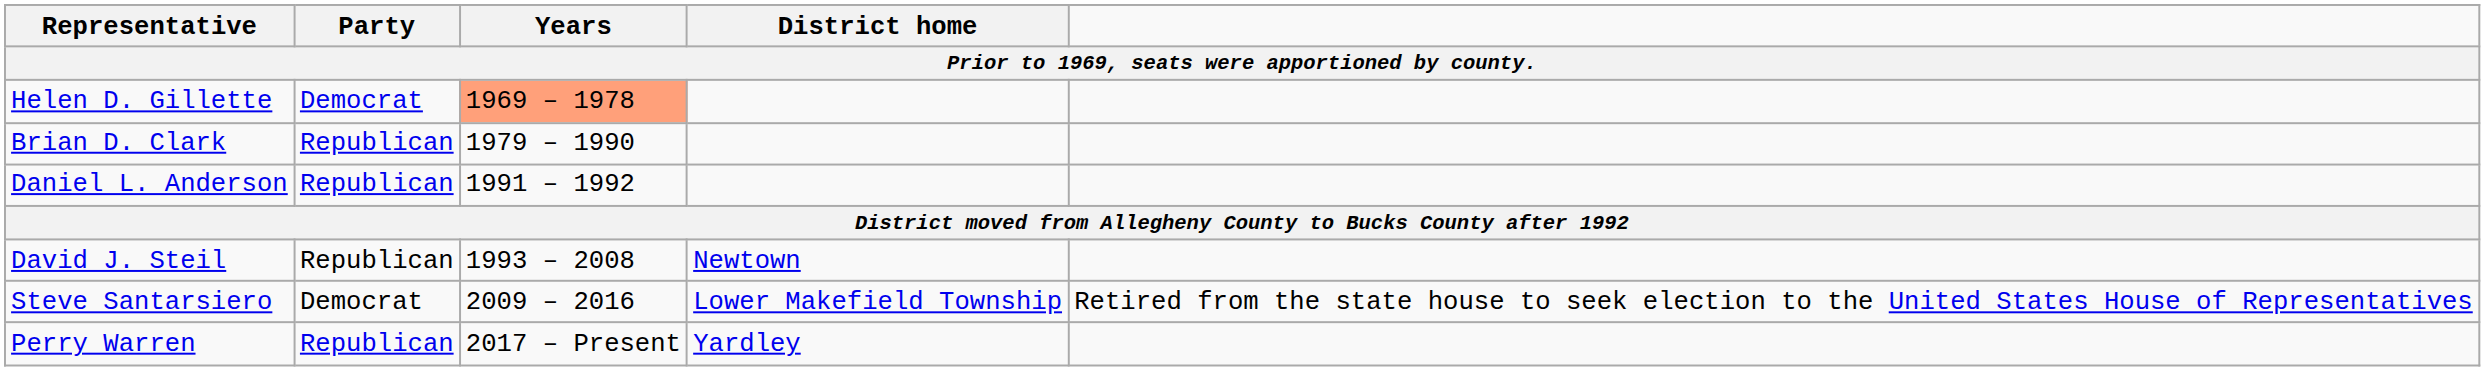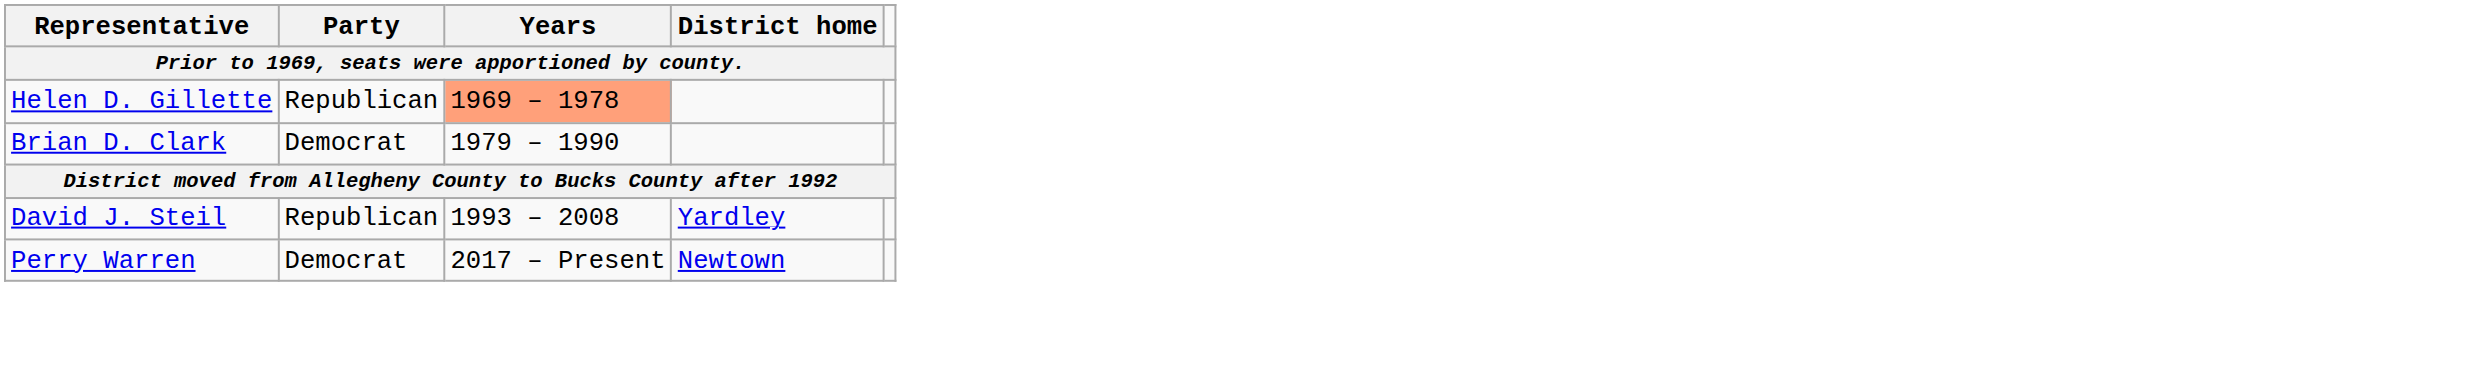(361, 101) Democrat -> (361, 101) Republican
(377, 143) Republican -> (346, 143) Democrat
- row: (149, 185)
(747, 260) Newtown -> (732, 219) Yardley
- row: (142, 302)
(377, 344) Republican -> (346, 260) Democrat
(747, 344) Yardley -> (732, 260) Newtown
